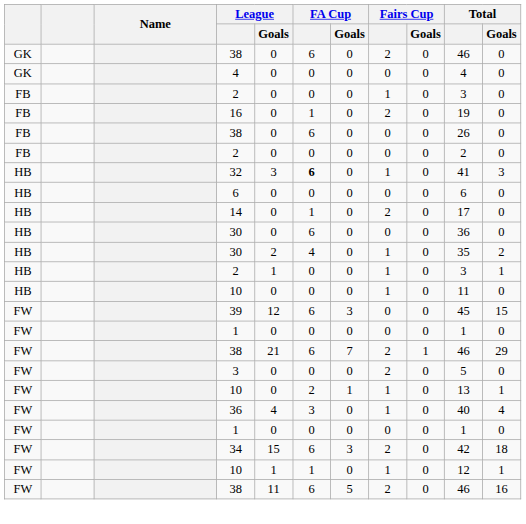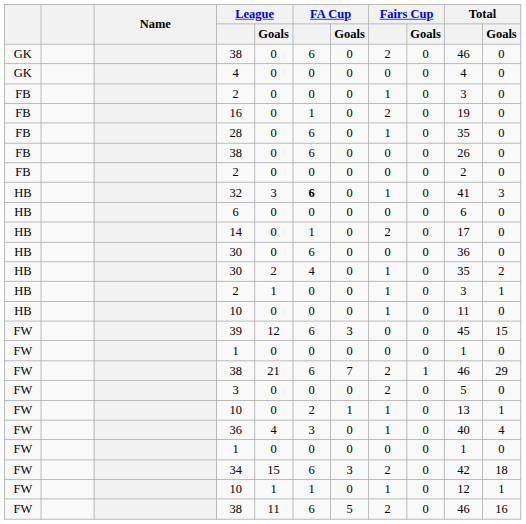+ row: (23, 133)
